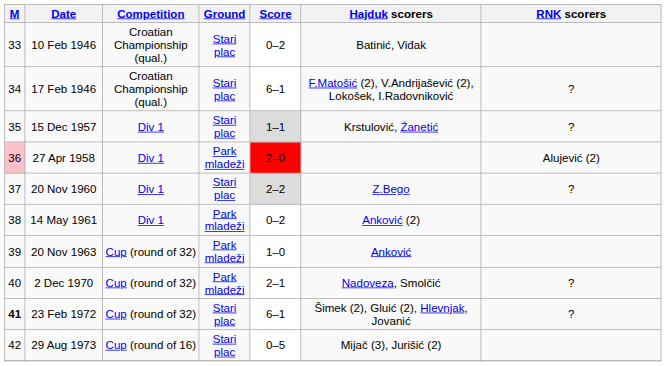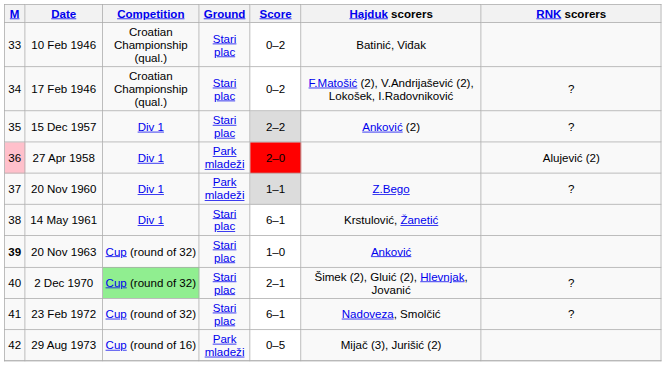(276, 89) 6–1 -> (276, 89) 0–2
(276, 127) 1–1 -> (276, 127) 2–2
(391, 127) Krstulović, Žanetić -> (391, 127) Anković (2)
(225, 189) Stari plac -> (225, 189) Park mladeži
(276, 189) 2–2 -> (276, 189) 1–1
(225, 220) Park mladeži -> (225, 220) Stari plac
(276, 220) 0–2 -> (276, 220) 6–1
(391, 220) Anković (2) -> (391, 220) Krstulović, Žanetić
(15, 252) normal -> (15, 252) bold
(225, 252) Park mladeži -> (225, 252) Stari plac
(151, 283) no background -> (151, 283) lightgreen background
(225, 283) Park mladeži -> (225, 283) Stari plac
(391, 283) Nadoveza, Smolčić -> (391, 283) Šimek (2), Gluić (2), Hlevnjak, Jovanić
(15, 314) bold -> (15, 314) normal
(391, 314) Šimek (2), Gluić (2), Hlevnjak, Jovanić -> (391, 314) Nadoveza, Smolčić
(225, 345) Stari plac -> (225, 345) Park mladeži
